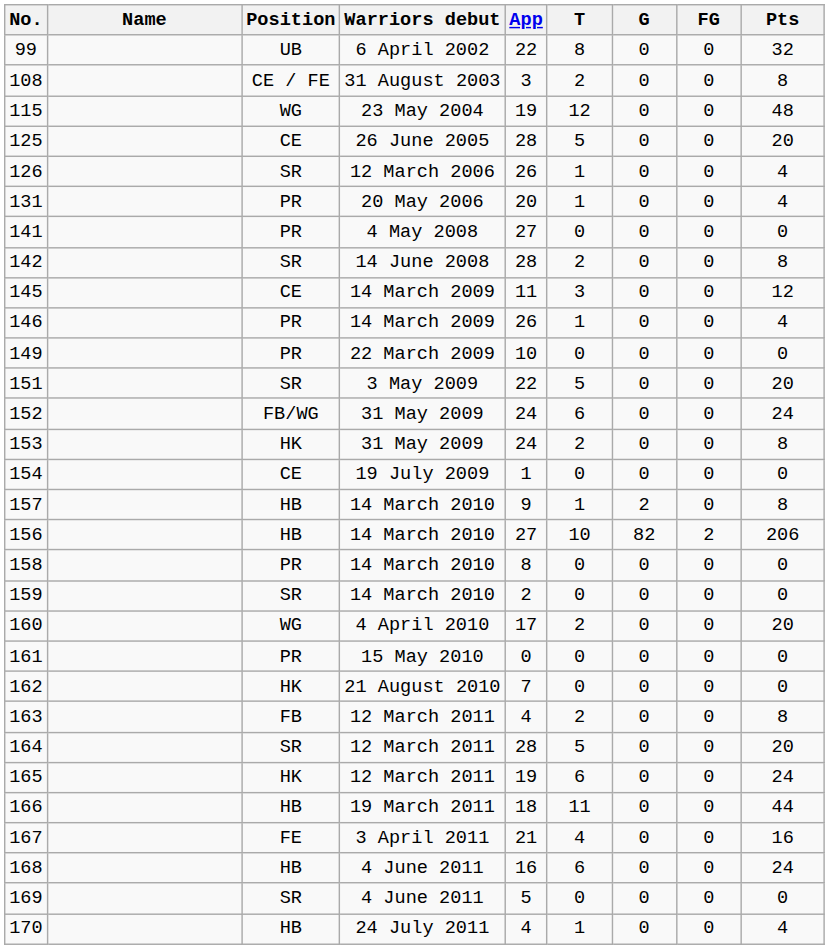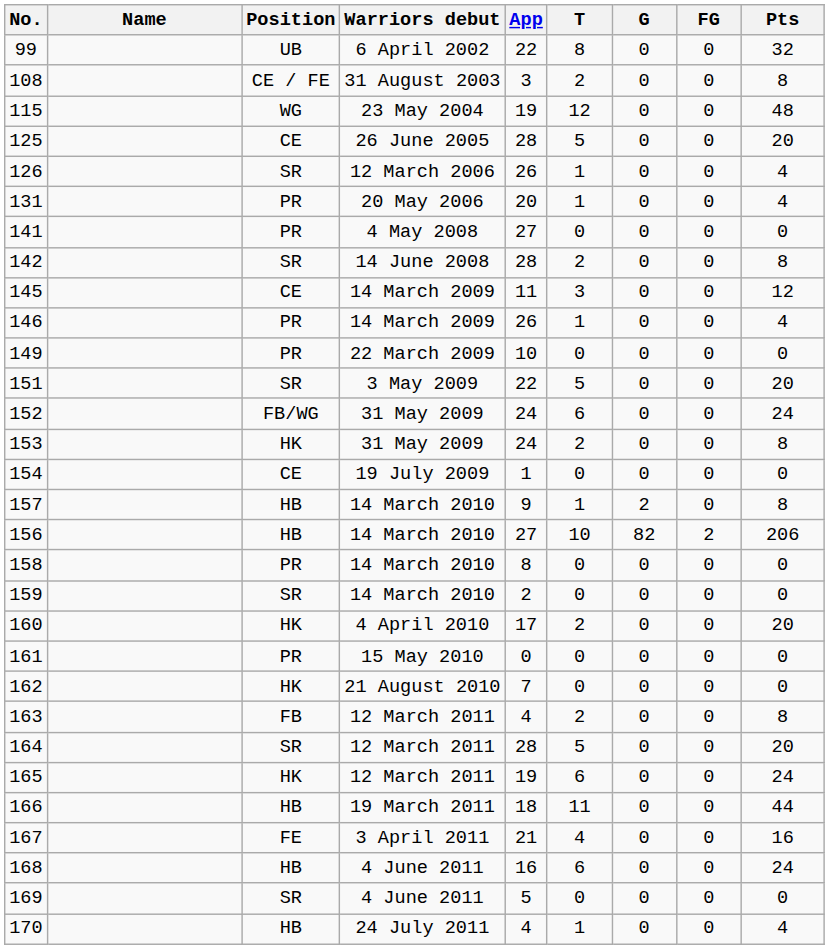(291, 626) WG -> (291, 626) HK
